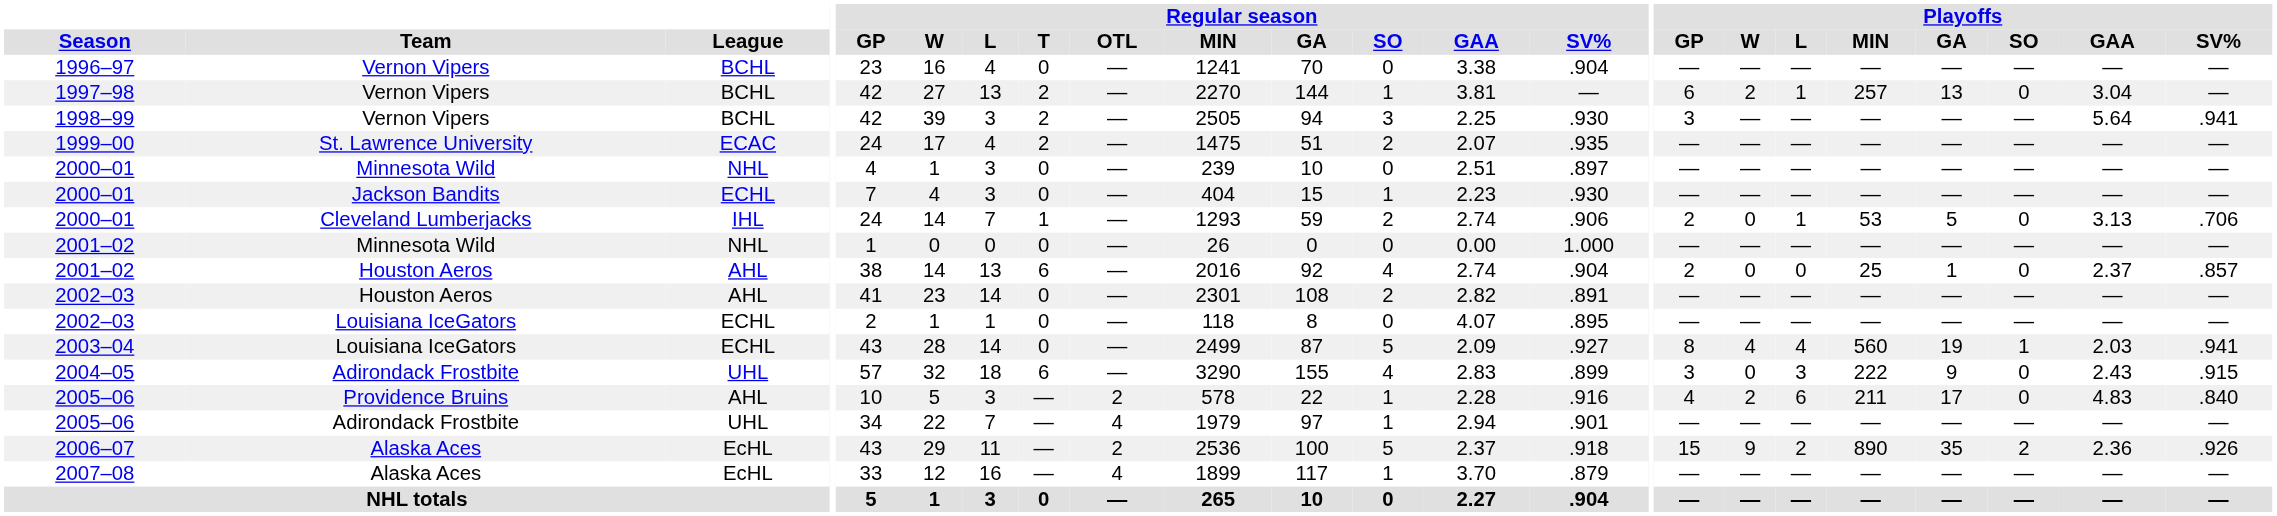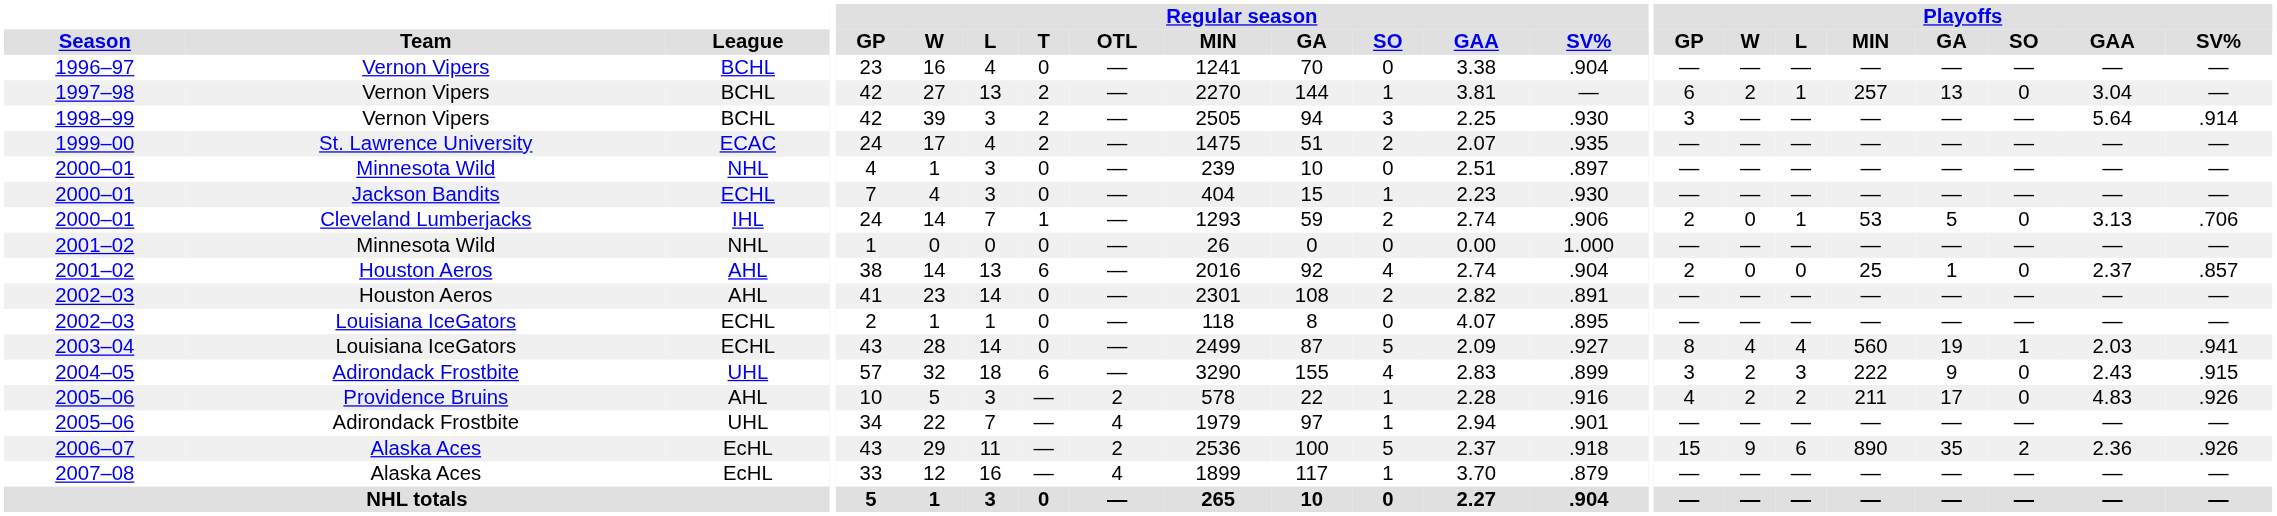(2219, 118) .941 -> (2219, 118) .914
(1750, 372) 0 -> (1750, 372) 2
(1801, 397) 6 -> (1801, 397) 2
(2219, 397) .840 -> (2219, 397) .926
(1801, 448) 2 -> (1801, 448) 6
